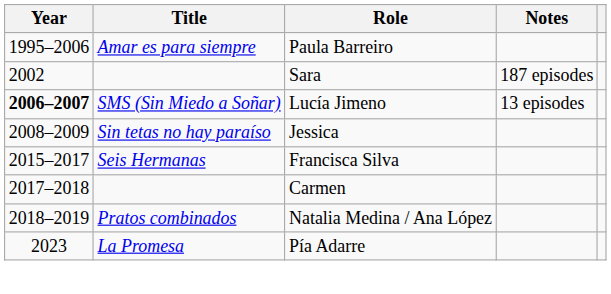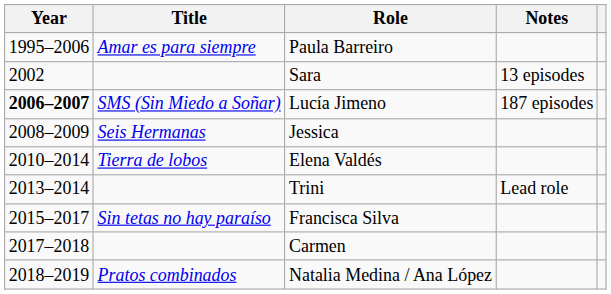(547, 75) 187 episodes -> (542, 75) 13 episodes
(542, 103) 13 episodes -> (547, 103) 187 episodes
(184, 132) Sin tetas no hay paraíso -> (152, 132) Seis Hermanas
+ row: (335, 160)
+ row: (307, 189)
(152, 160) Seis Hermanas -> (184, 217) Sin tetas no hay paraíso
- row: (327, 246)
